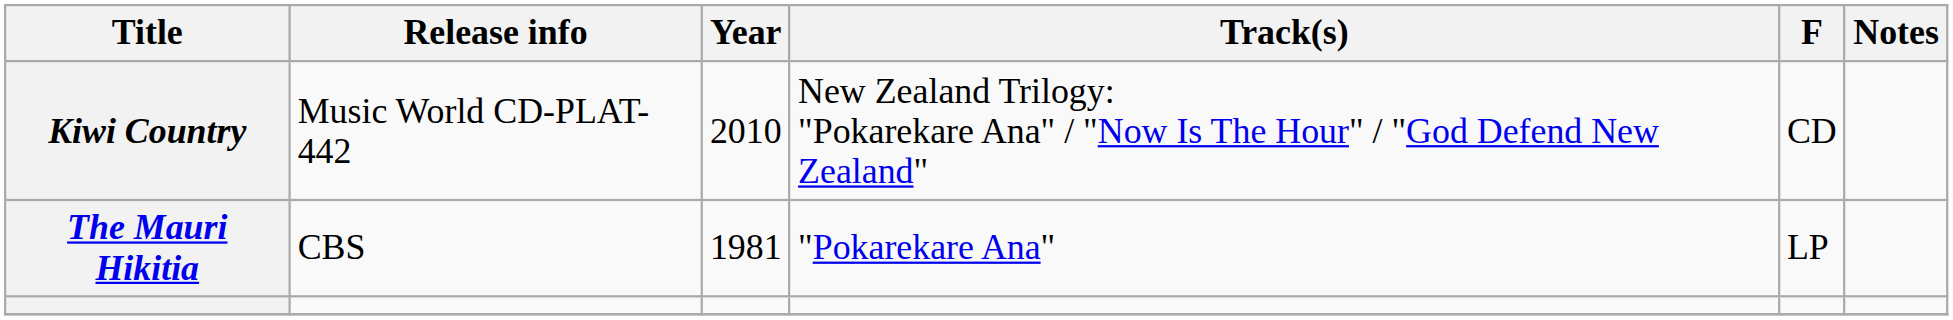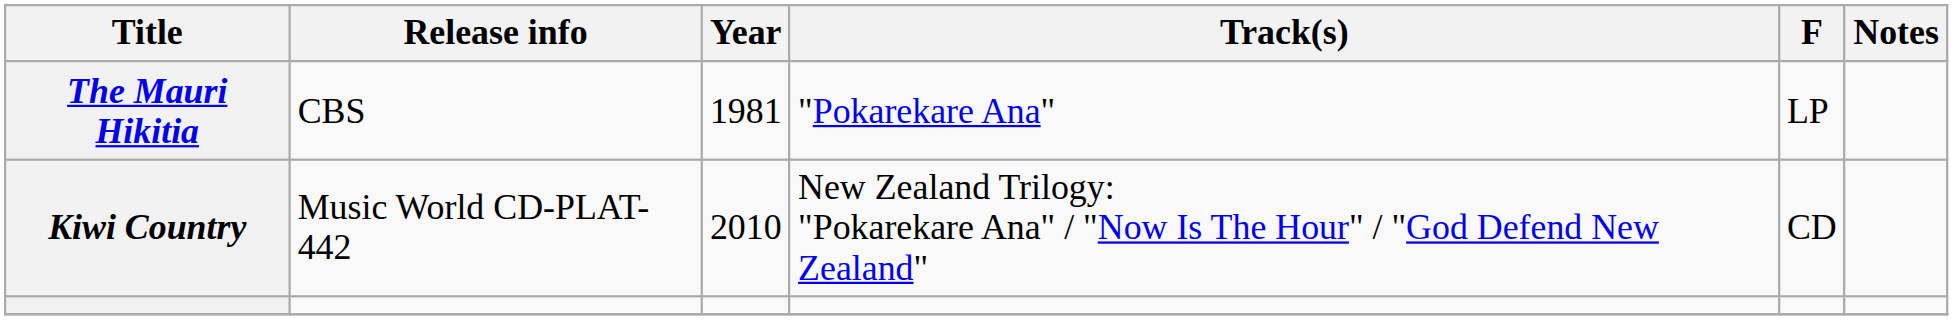rows swapped: (147, 247) <-> (147, 130)
